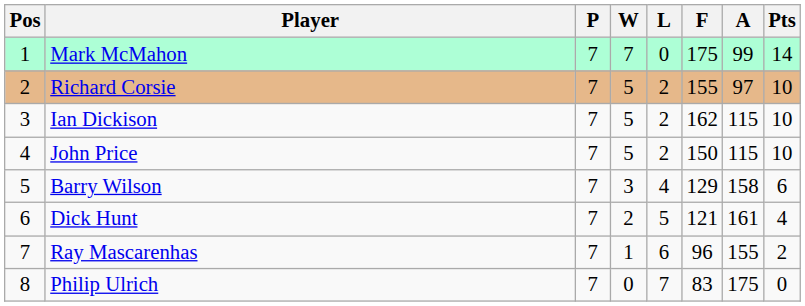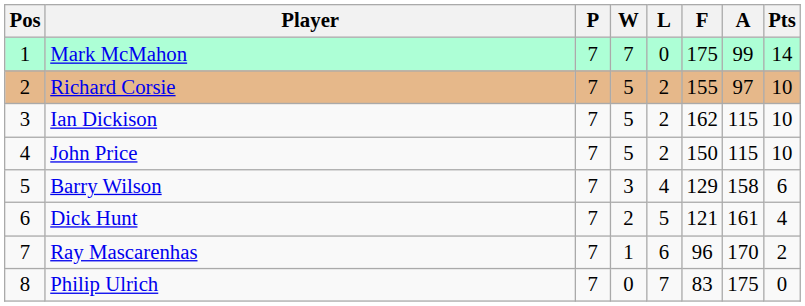(743, 251) 155 -> (743, 251) 170
